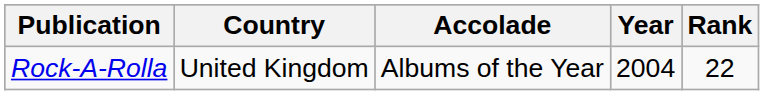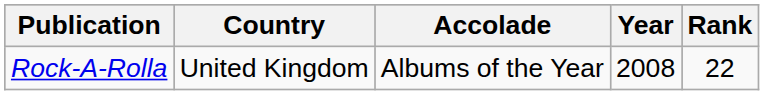(646, 67) 2004 -> (646, 67) 2008
